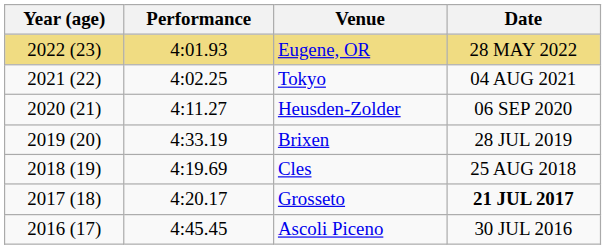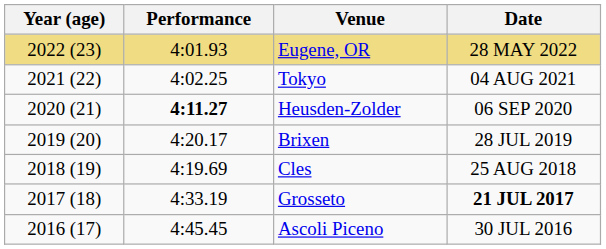(199, 109) normal -> (199, 109) bold
(199, 139) 4:33.19 -> (199, 139) 4:20.17
(199, 199) 4:20.17 -> (199, 199) 4:33.19
